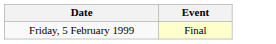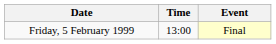+ column: (178, 13)
